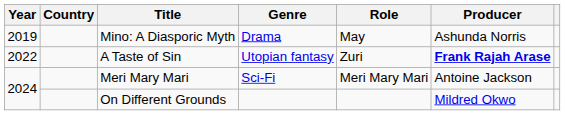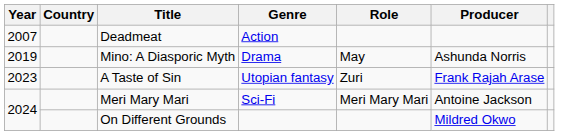+ row: (131, 36)
(22, 57) 2022 -> (22, 78) 2023
(492, 57) bold -> (489, 78) normal
